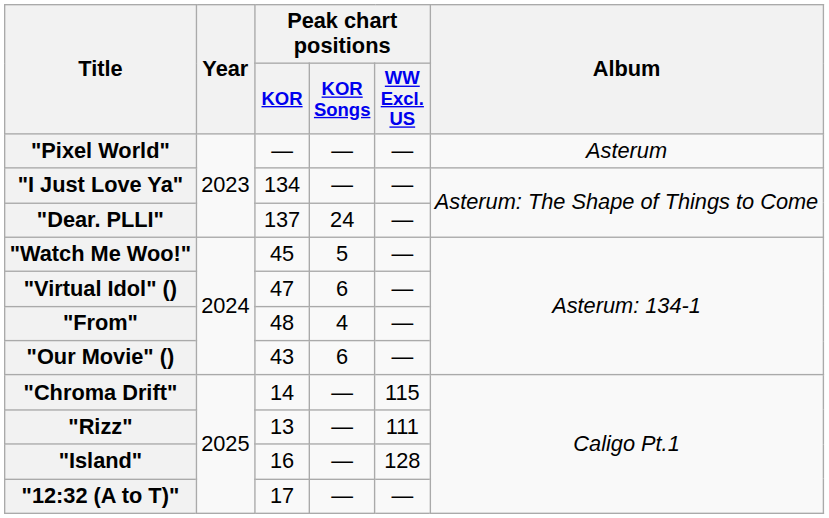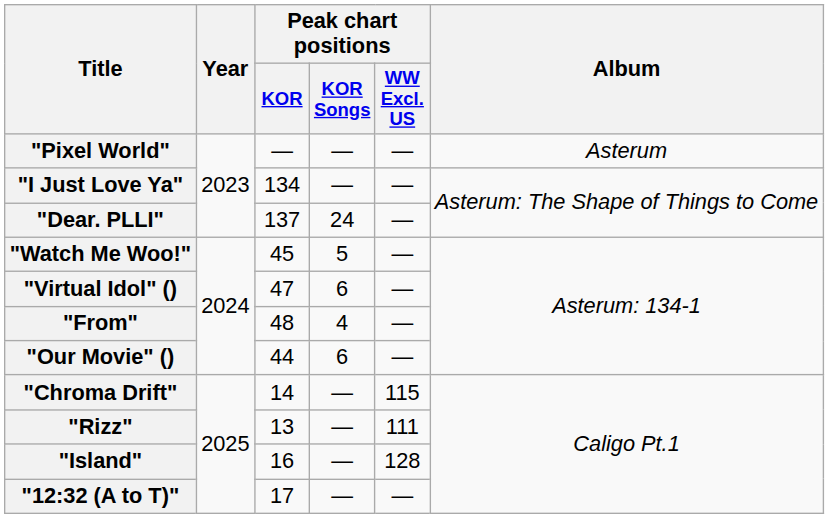(282, 357) 43 -> (282, 357) 44
